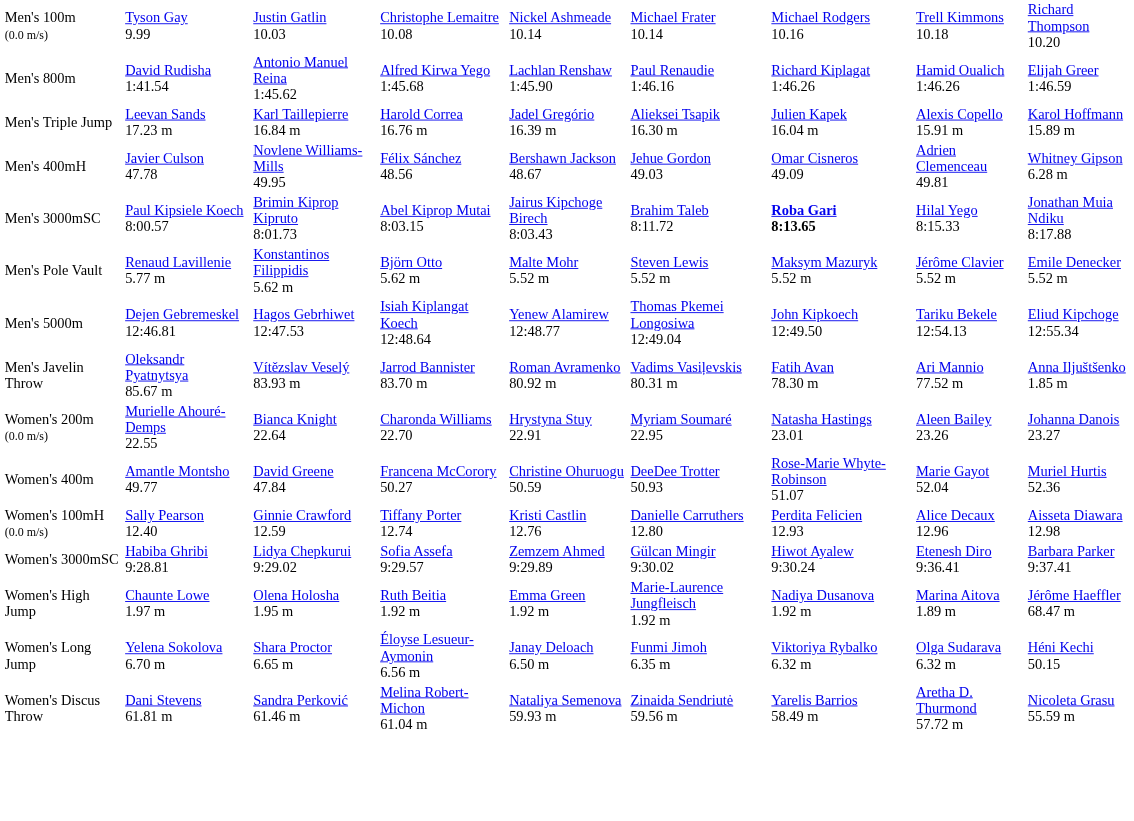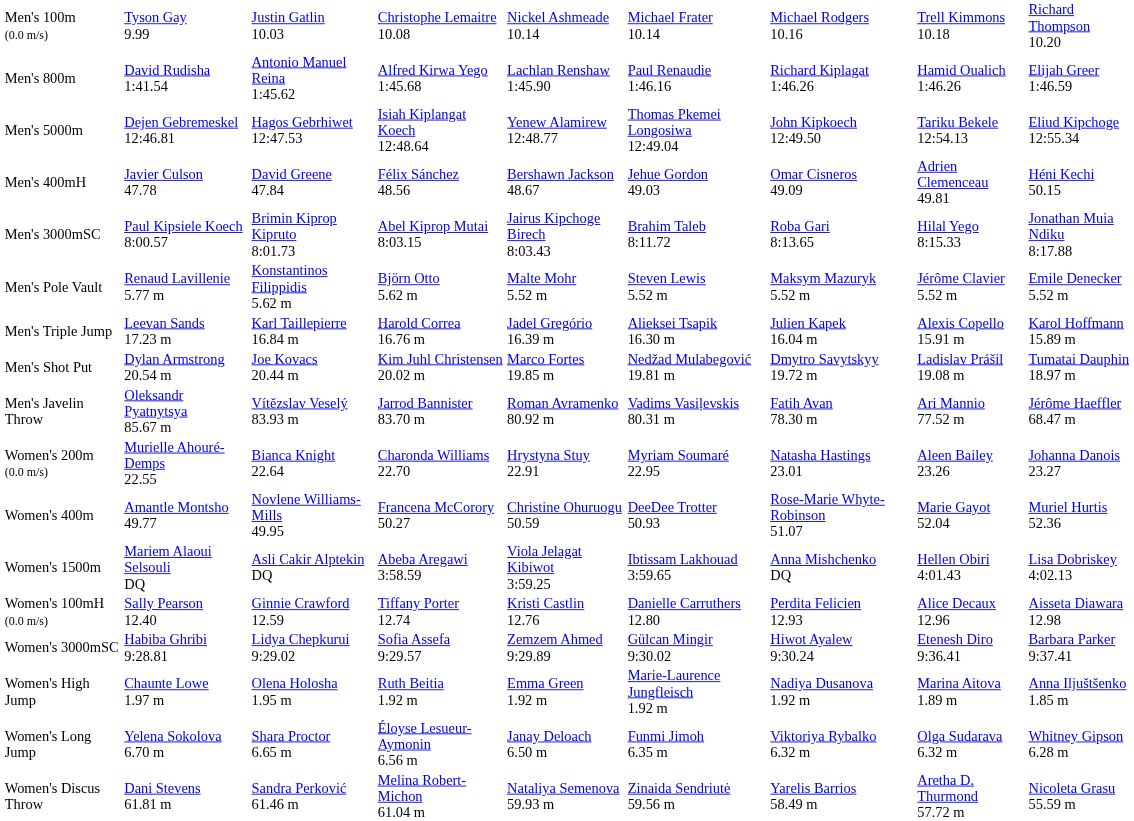rows swapped: (44, 323) <-> (58, 122)
(308, 166) Novlene Williams-Mills 49.95 -> (292, 182) David Greene 47.84
(1075, 166) Whitney Gipson 6.28 m -> (1061, 182) Héni Kechi 50.15
(804, 218) bold -> (800, 234) normal
+ row: (48, 367)
(1077, 375) Anna Iljuštšenko 1.85 m -> (1075, 411) Jérôme Haeffler 68.47 m
(293, 479) David Greene 47.84 -> (306, 515) Novlene Williams-Mills 49.95
+ row: (53, 567)
(1074, 603) Jérôme Haeffler 68.47 m -> (1077, 692) Anna Iljuštšenko 1.85 m
(1061, 656) Héni Kechi 50.15 -> (1076, 744) Whitney Gipson 6.28 m
